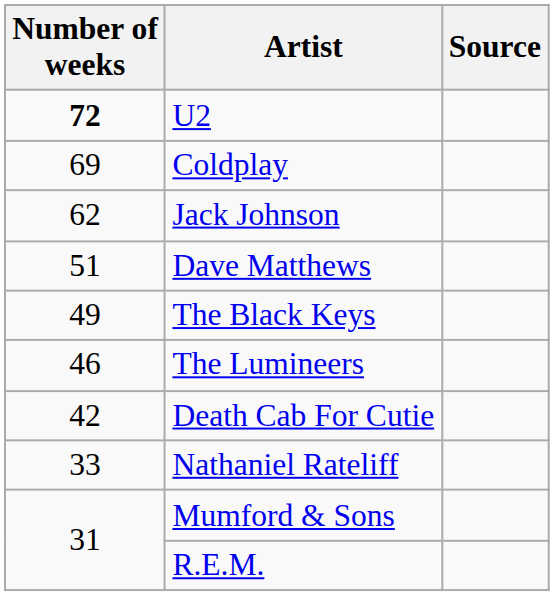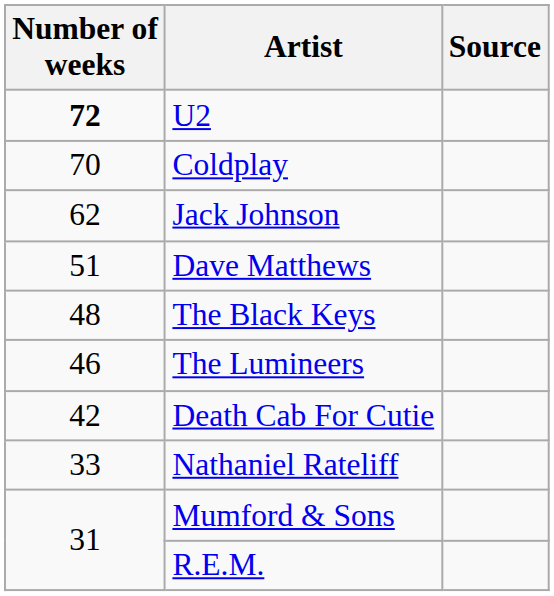(85, 164) 69 -> (85, 164) 70
(85, 314) 49 -> (85, 314) 48
